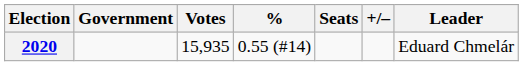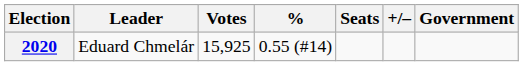columns swapped: (456, 18) <-> (126, 18)
(205, 46) 15,935 -> (226, 46) 15,925
